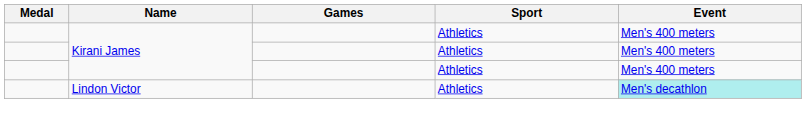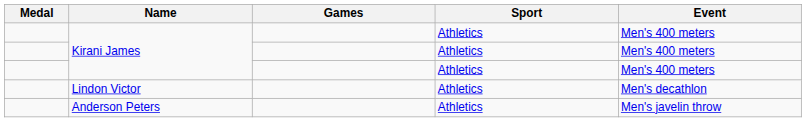(664, 88) paleturquoise background -> (664, 88) no background
+ row: (37, 108)
